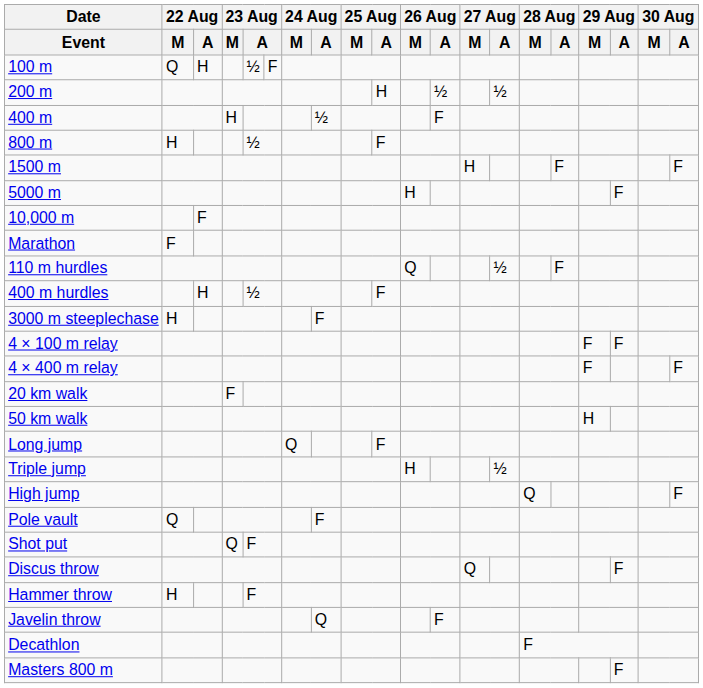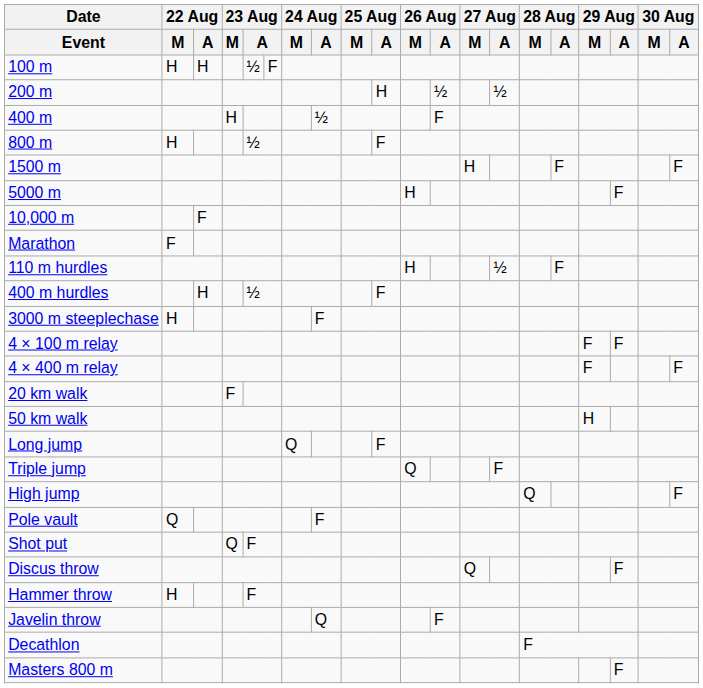(172, 67) Q -> (172, 67) H
(410, 268) Q -> (410, 268) H
(410, 469) H -> (410, 469) Q
(500, 469) ½ -> (498, 469) F
